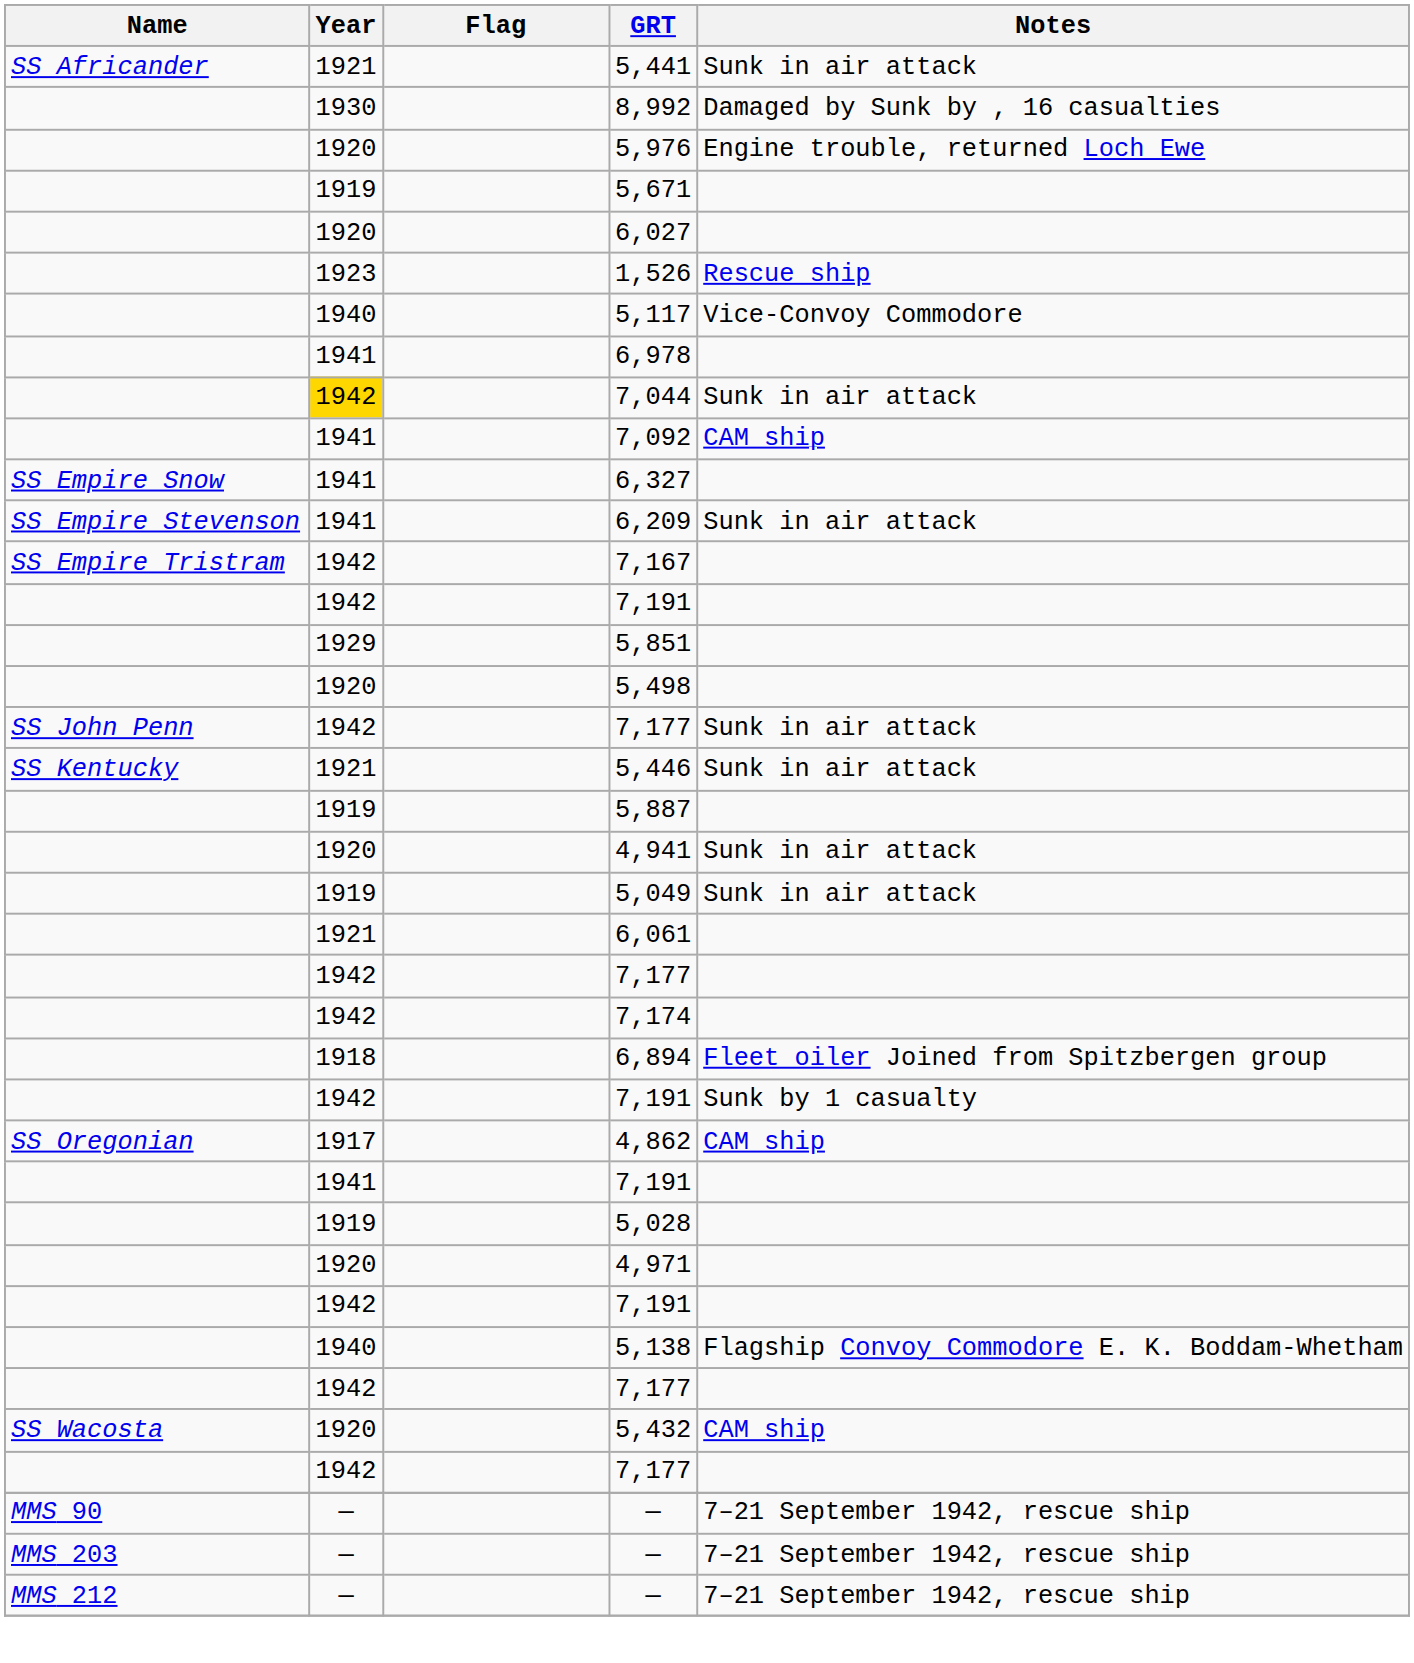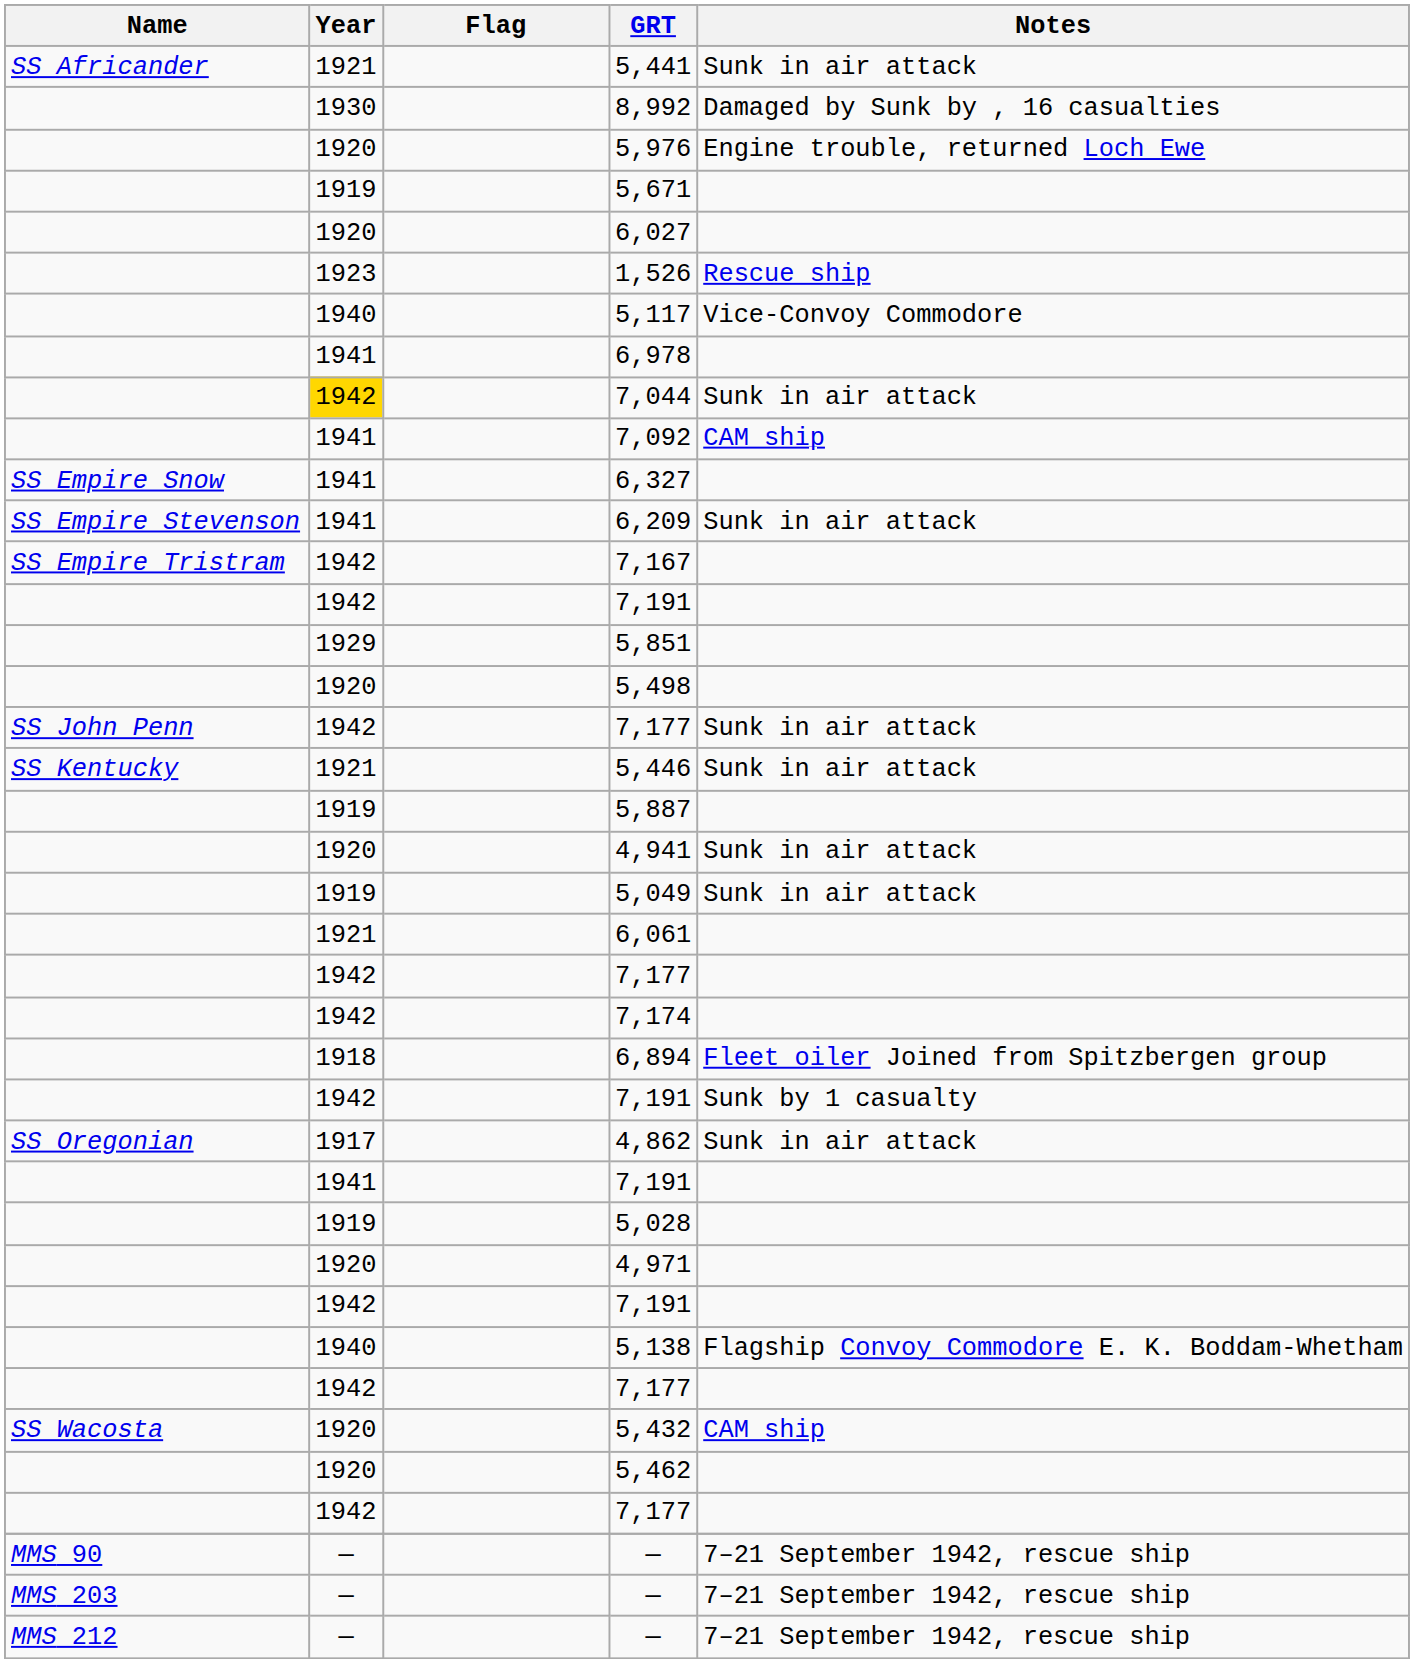(764, 1141) CAM ship -> (840, 1141) Sunk in air attack
+ row: (157, 1472)
